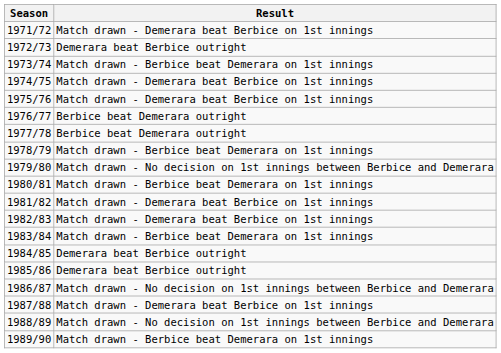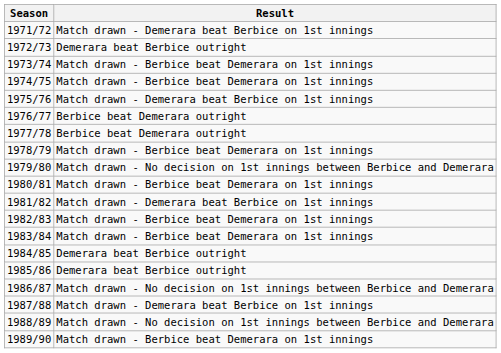(215, 82) Match drawn - Demerara beat Berbice on 1st innings -> (215, 82) Match drawn - Berbice beat Demerara on 1st innings
(215, 219) Match drawn - Demerara beat Berbice on 1st innings -> (215, 219) Match drawn - Berbice beat Demerara on 1st innings
